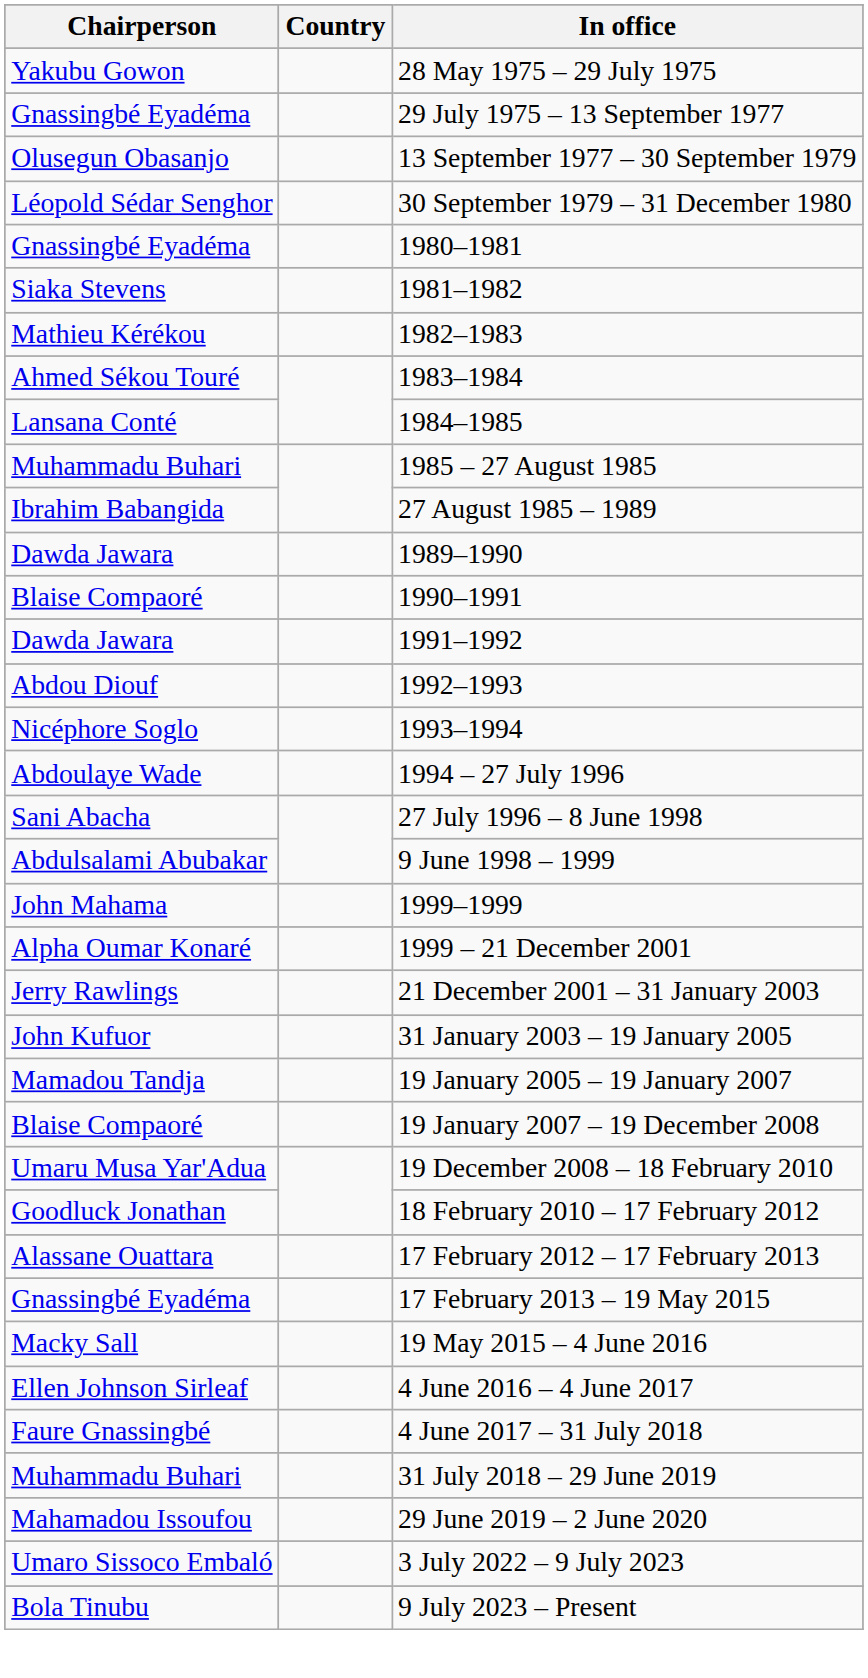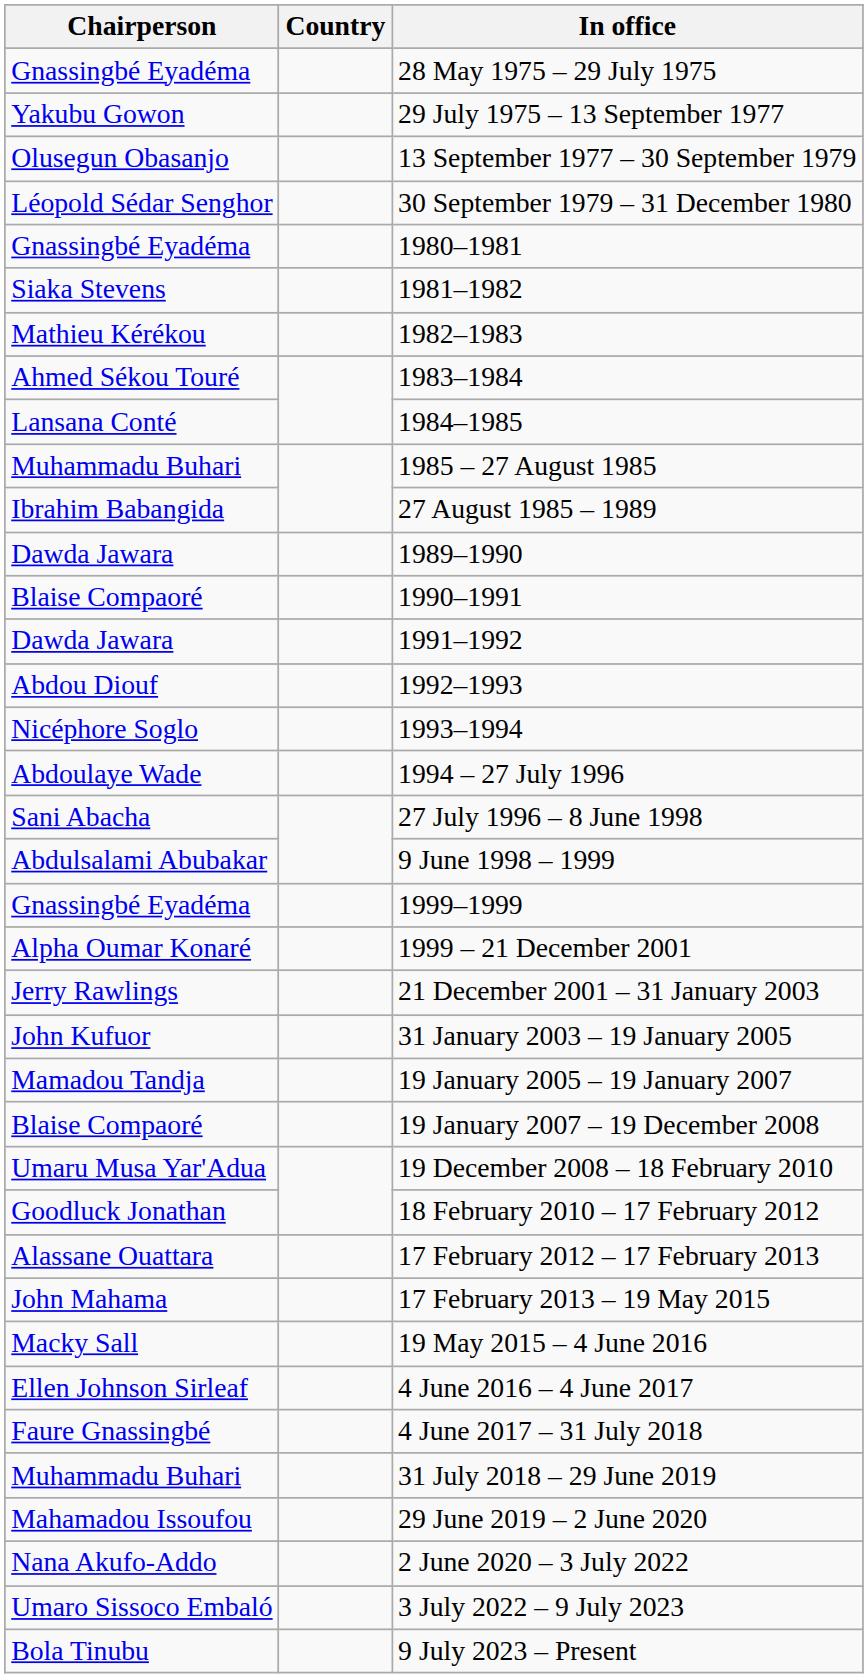(98, 70) Yakubu Gowon -> (131, 70) Gnassingbé Eyadéma
(131, 114) Gnassingbé Eyadéma -> (98, 114) Yakubu Gowon
(89, 904) John Mahama -> (131, 904) Gnassingbé Eyadéma
(131, 1299) Gnassingbé Eyadéma -> (89, 1299) John Mahama
+ row: (543, 1562)
